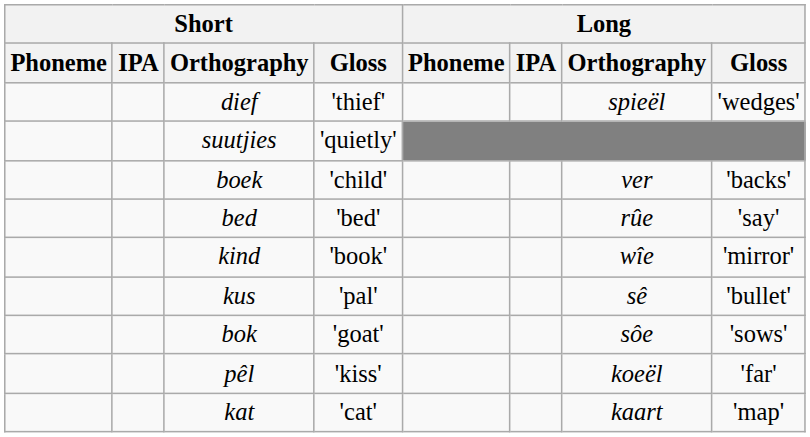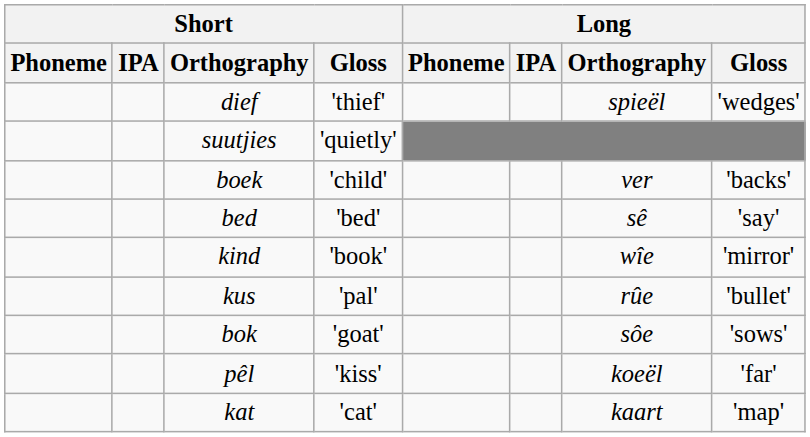(637, 218) rûe -> (637, 218) sê
(637, 295) sê -> (637, 295) rûe
